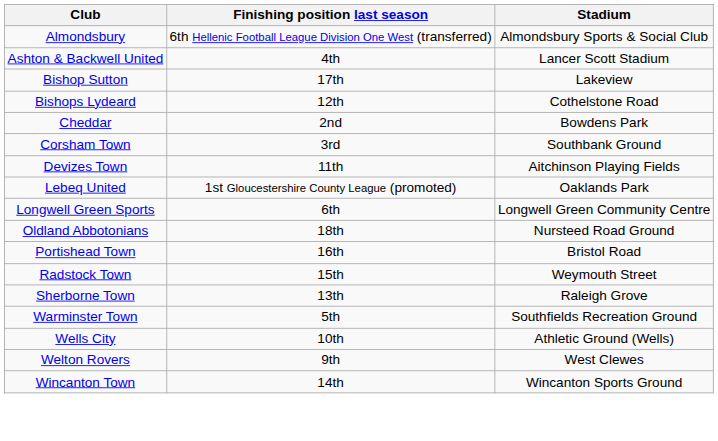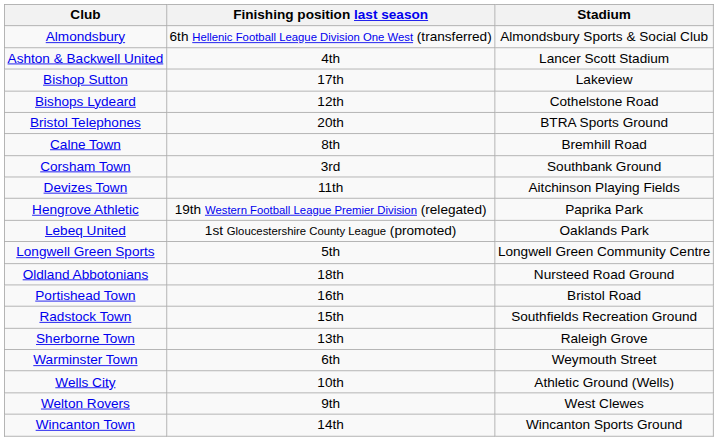+ row: (85, 123)
+ row: (85, 144)
- row: (85, 123)
+ row: (85, 209)
(331, 209) 6th -> (331, 252) 5th
(604, 274) Weymouth Street -> (604, 317) Southfields Recreation Ground
(331, 317) 5th -> (331, 360) 6th
(604, 317) Southfields Recreation Ground -> (604, 360) Weymouth Street
